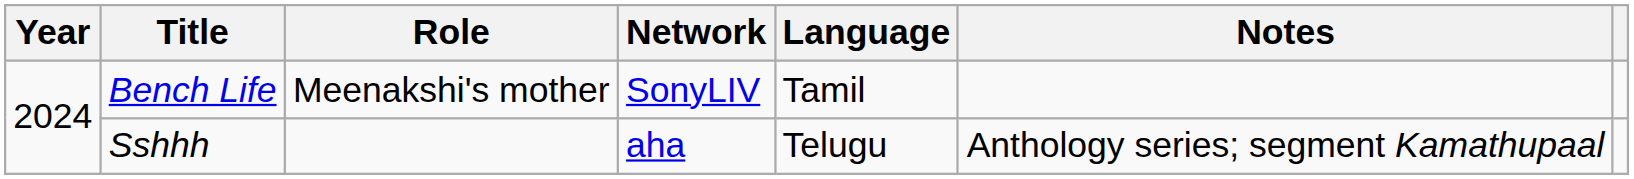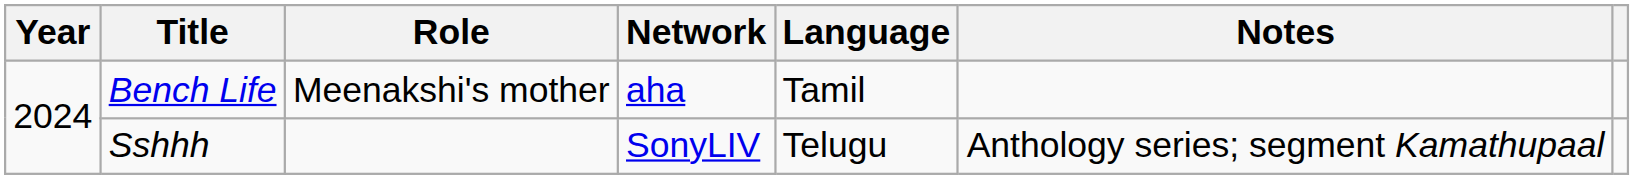(693, 88) SonyLIV -> (656, 88) aha
(656, 145) aha -> (693, 145) SonyLIV
